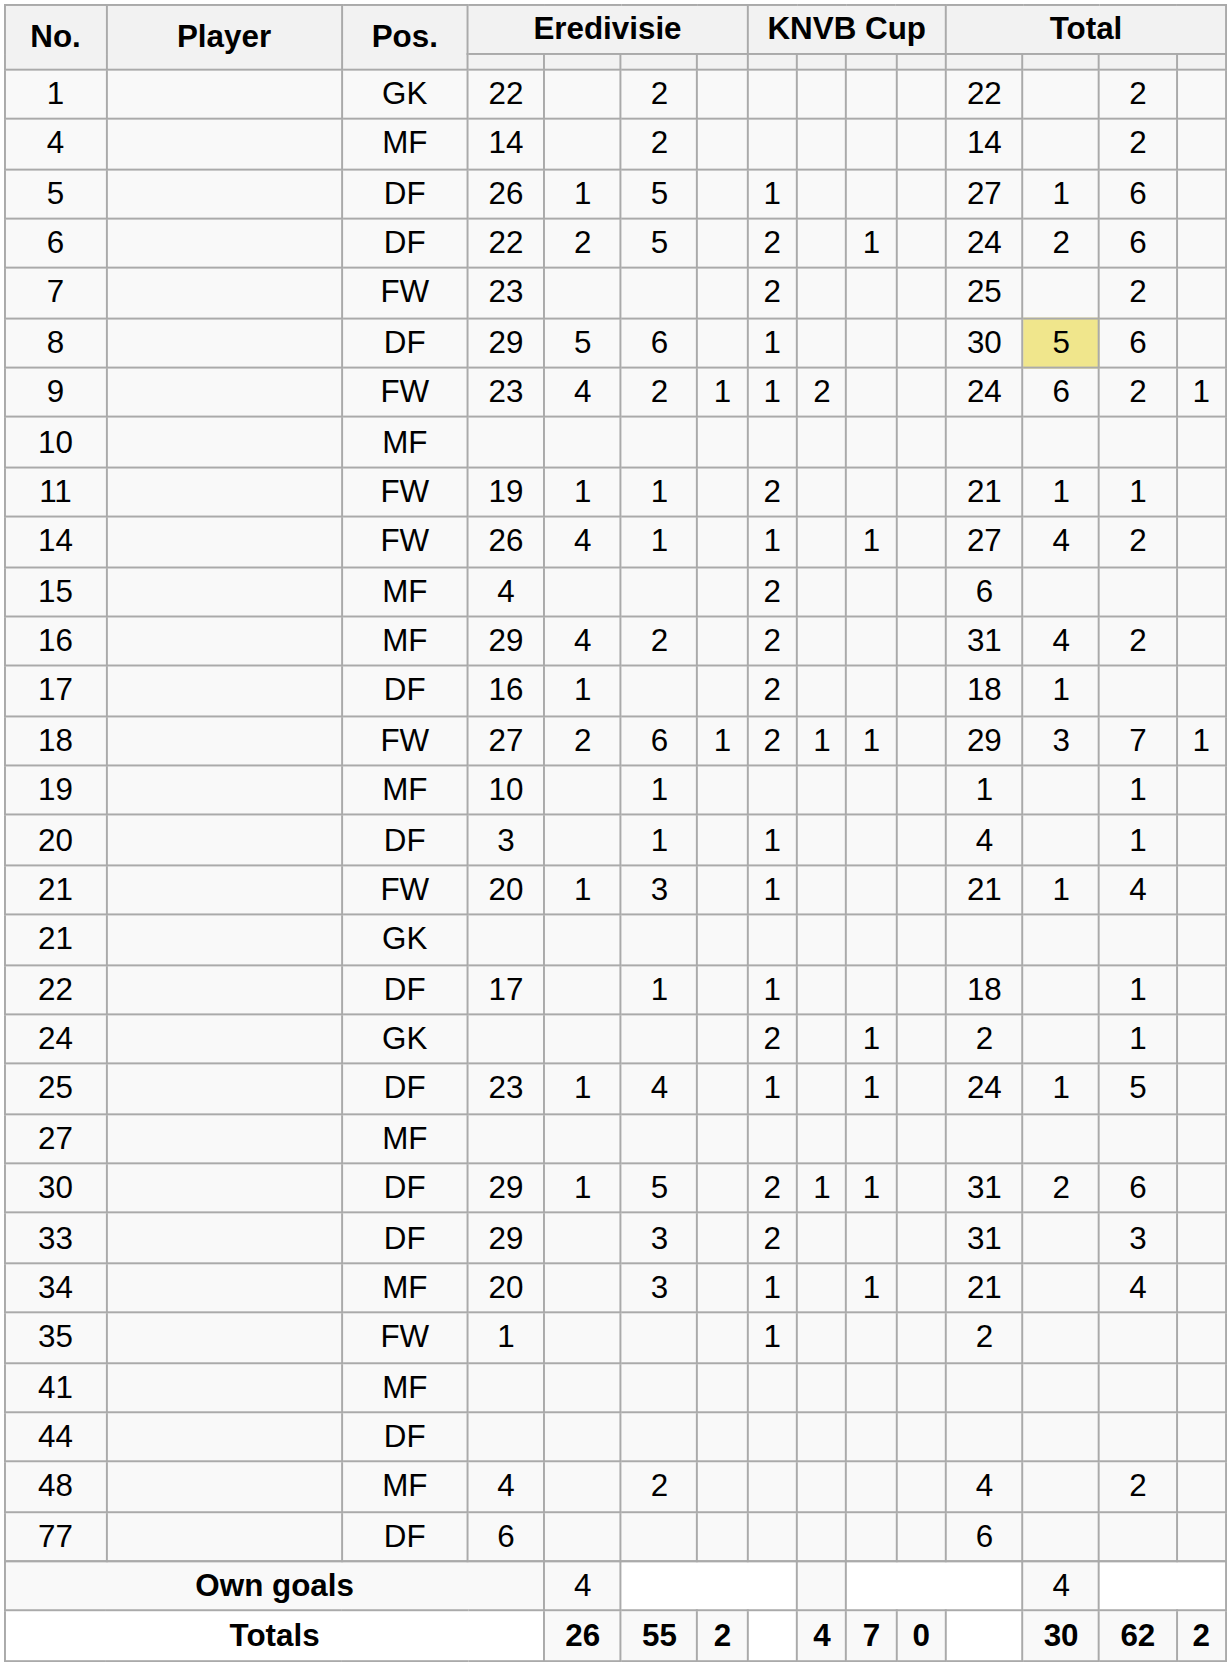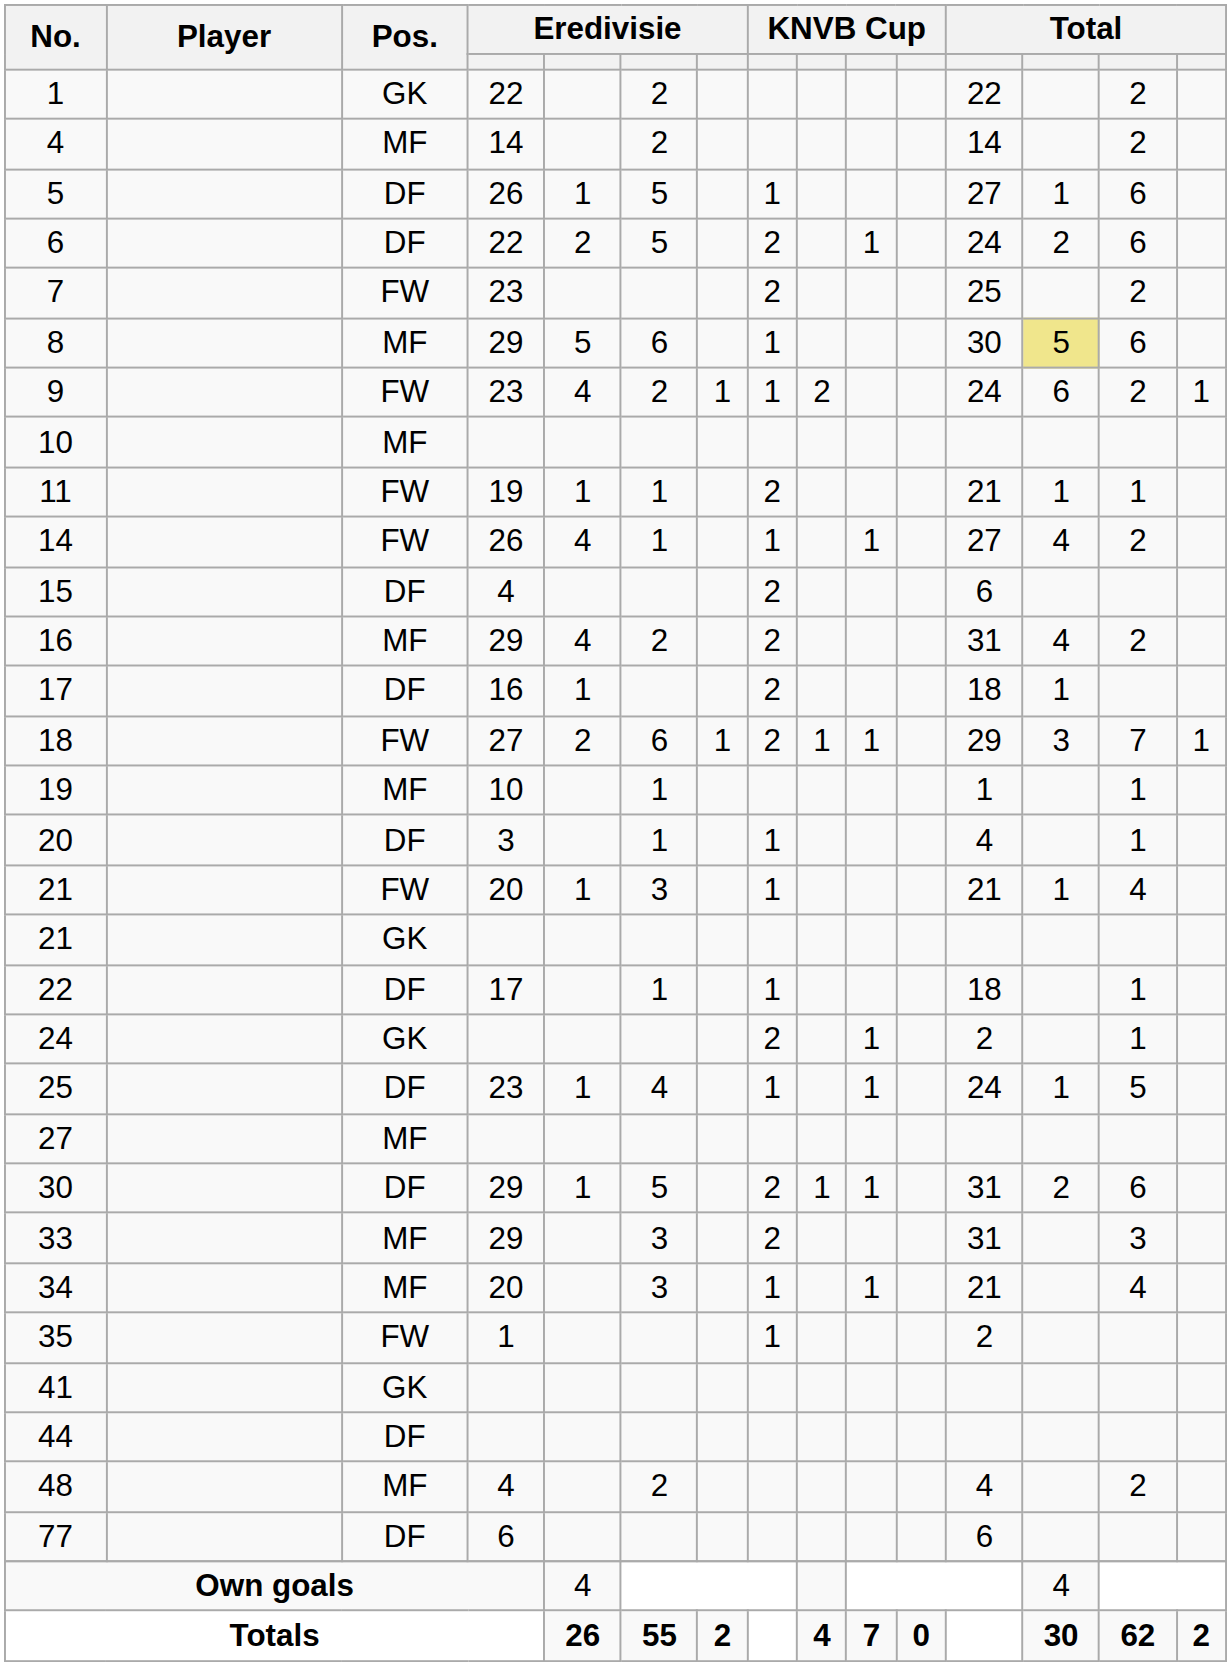(405, 342) DF -> (405, 342) MF
(405, 590) MF -> (405, 590) DF
(405, 1237) DF -> (405, 1237) MF
(405, 1386) MF -> (405, 1386) GK
